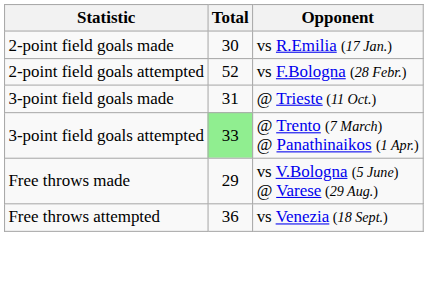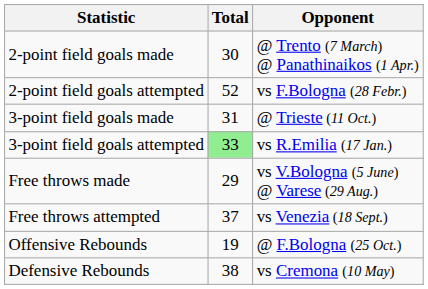(324, 44) vs R.Emilia (17 Jan.) -> (338, 54) @ Trento (7 March) @ Panathinaikos (1 Apr.)
(338, 135) @ Trento (7 March) @ Panathinaikos (1 Apr.) -> (324, 144) vs R.Emilia (17 Jan.)
(230, 217) 36 -> (230, 217) 37
+ row: (78, 244)
+ row: (79, 271)
